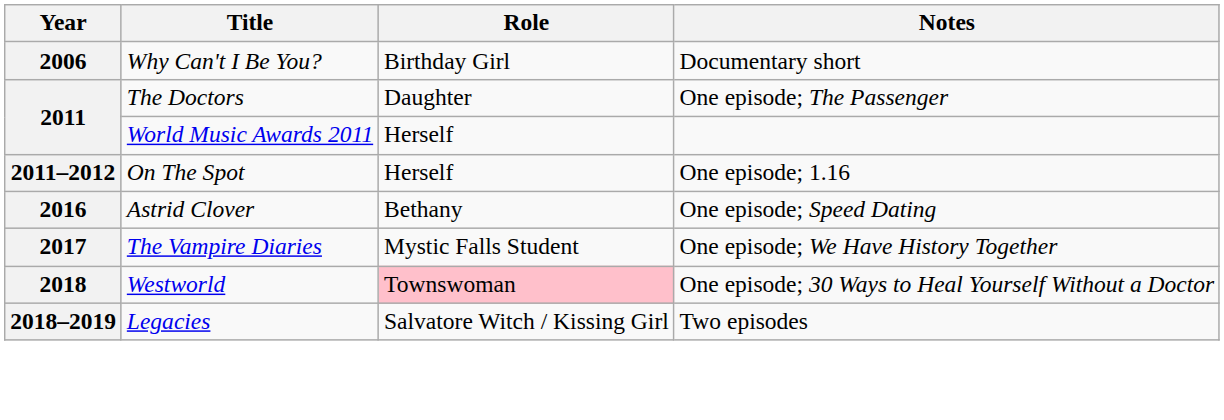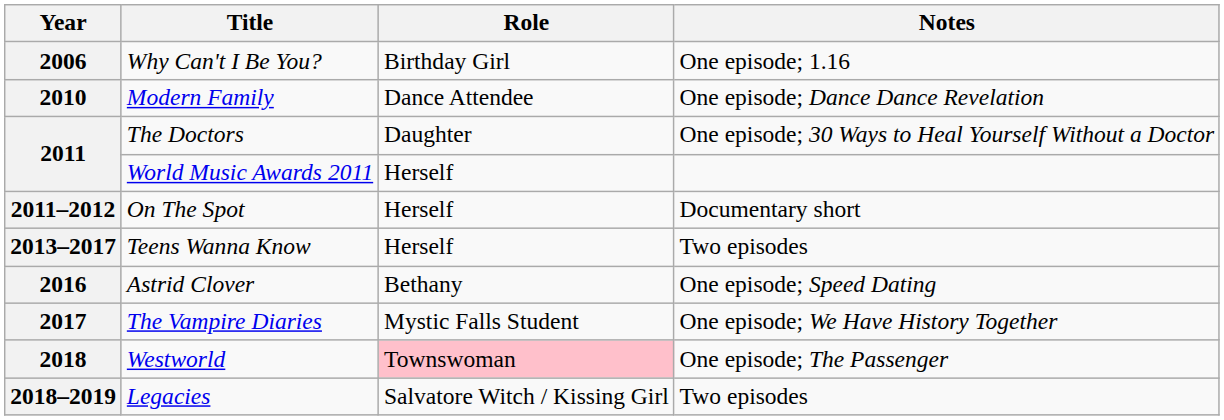(770, 60) Documentary short -> (765, 60) One episode; 1.16
+ row: (63, 97)
(814, 97) One episode; The Passenger -> (947, 135) One episode; 30 Ways to Heal Yourself Without a Doctor
(765, 172) One episode; 1.16 -> (770, 209) Documentary short
+ row: (63, 246)
(947, 284) One episode; 30 Ways to Heal Yourself Without a Doctor -> (814, 358) One episode; The Passenger
